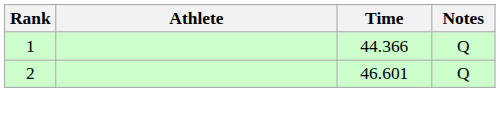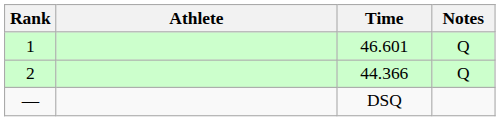(384, 45) 44.366 -> (384, 45) 46.601
(384, 73) 46.601 -> (384, 73) 44.366
+ row: (30, 101)
